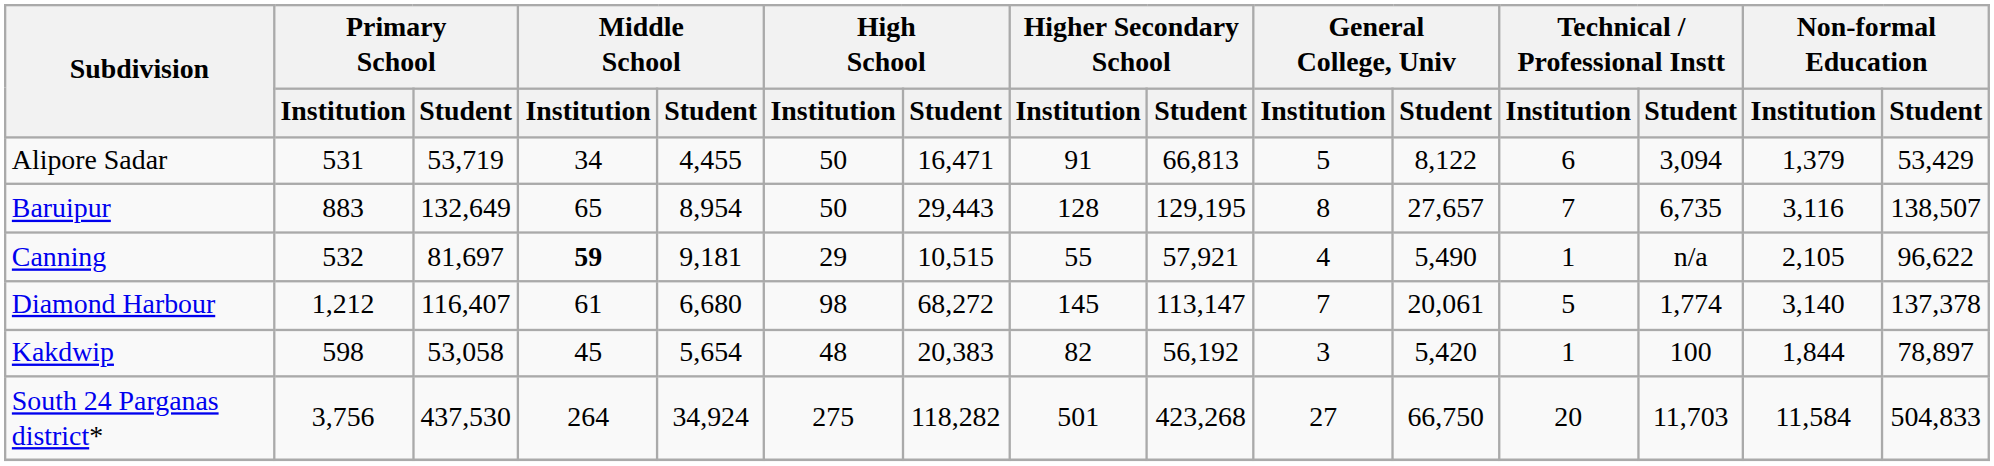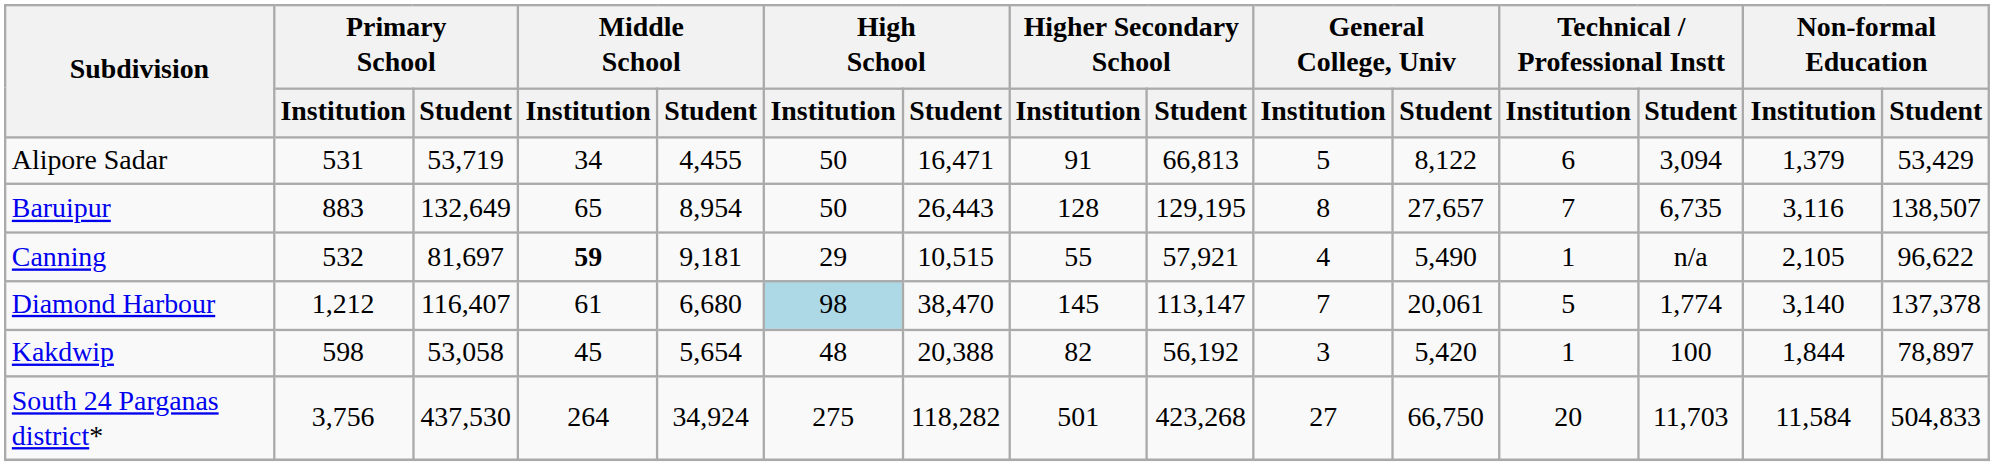(956, 208) 29,443 -> (956, 208) 26,443
(833, 304) no background -> (833, 304) lightblue background
(956, 304) 68,272 -> (956, 304) 38,470
(956, 352) 20,383 -> (956, 352) 20,388
